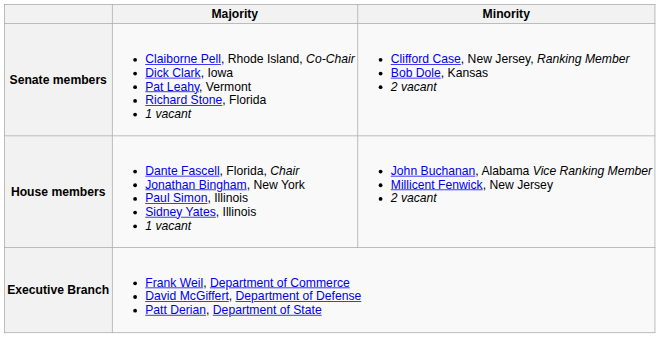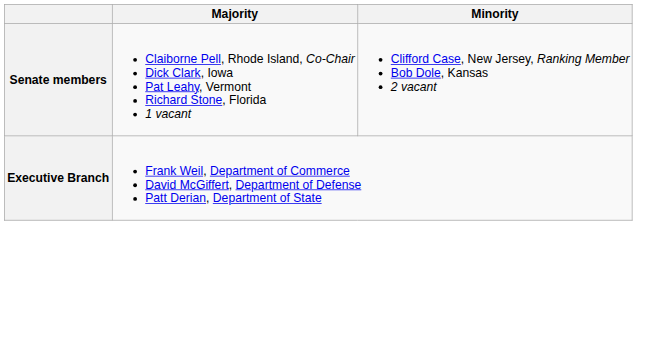- row: (58, 191)
